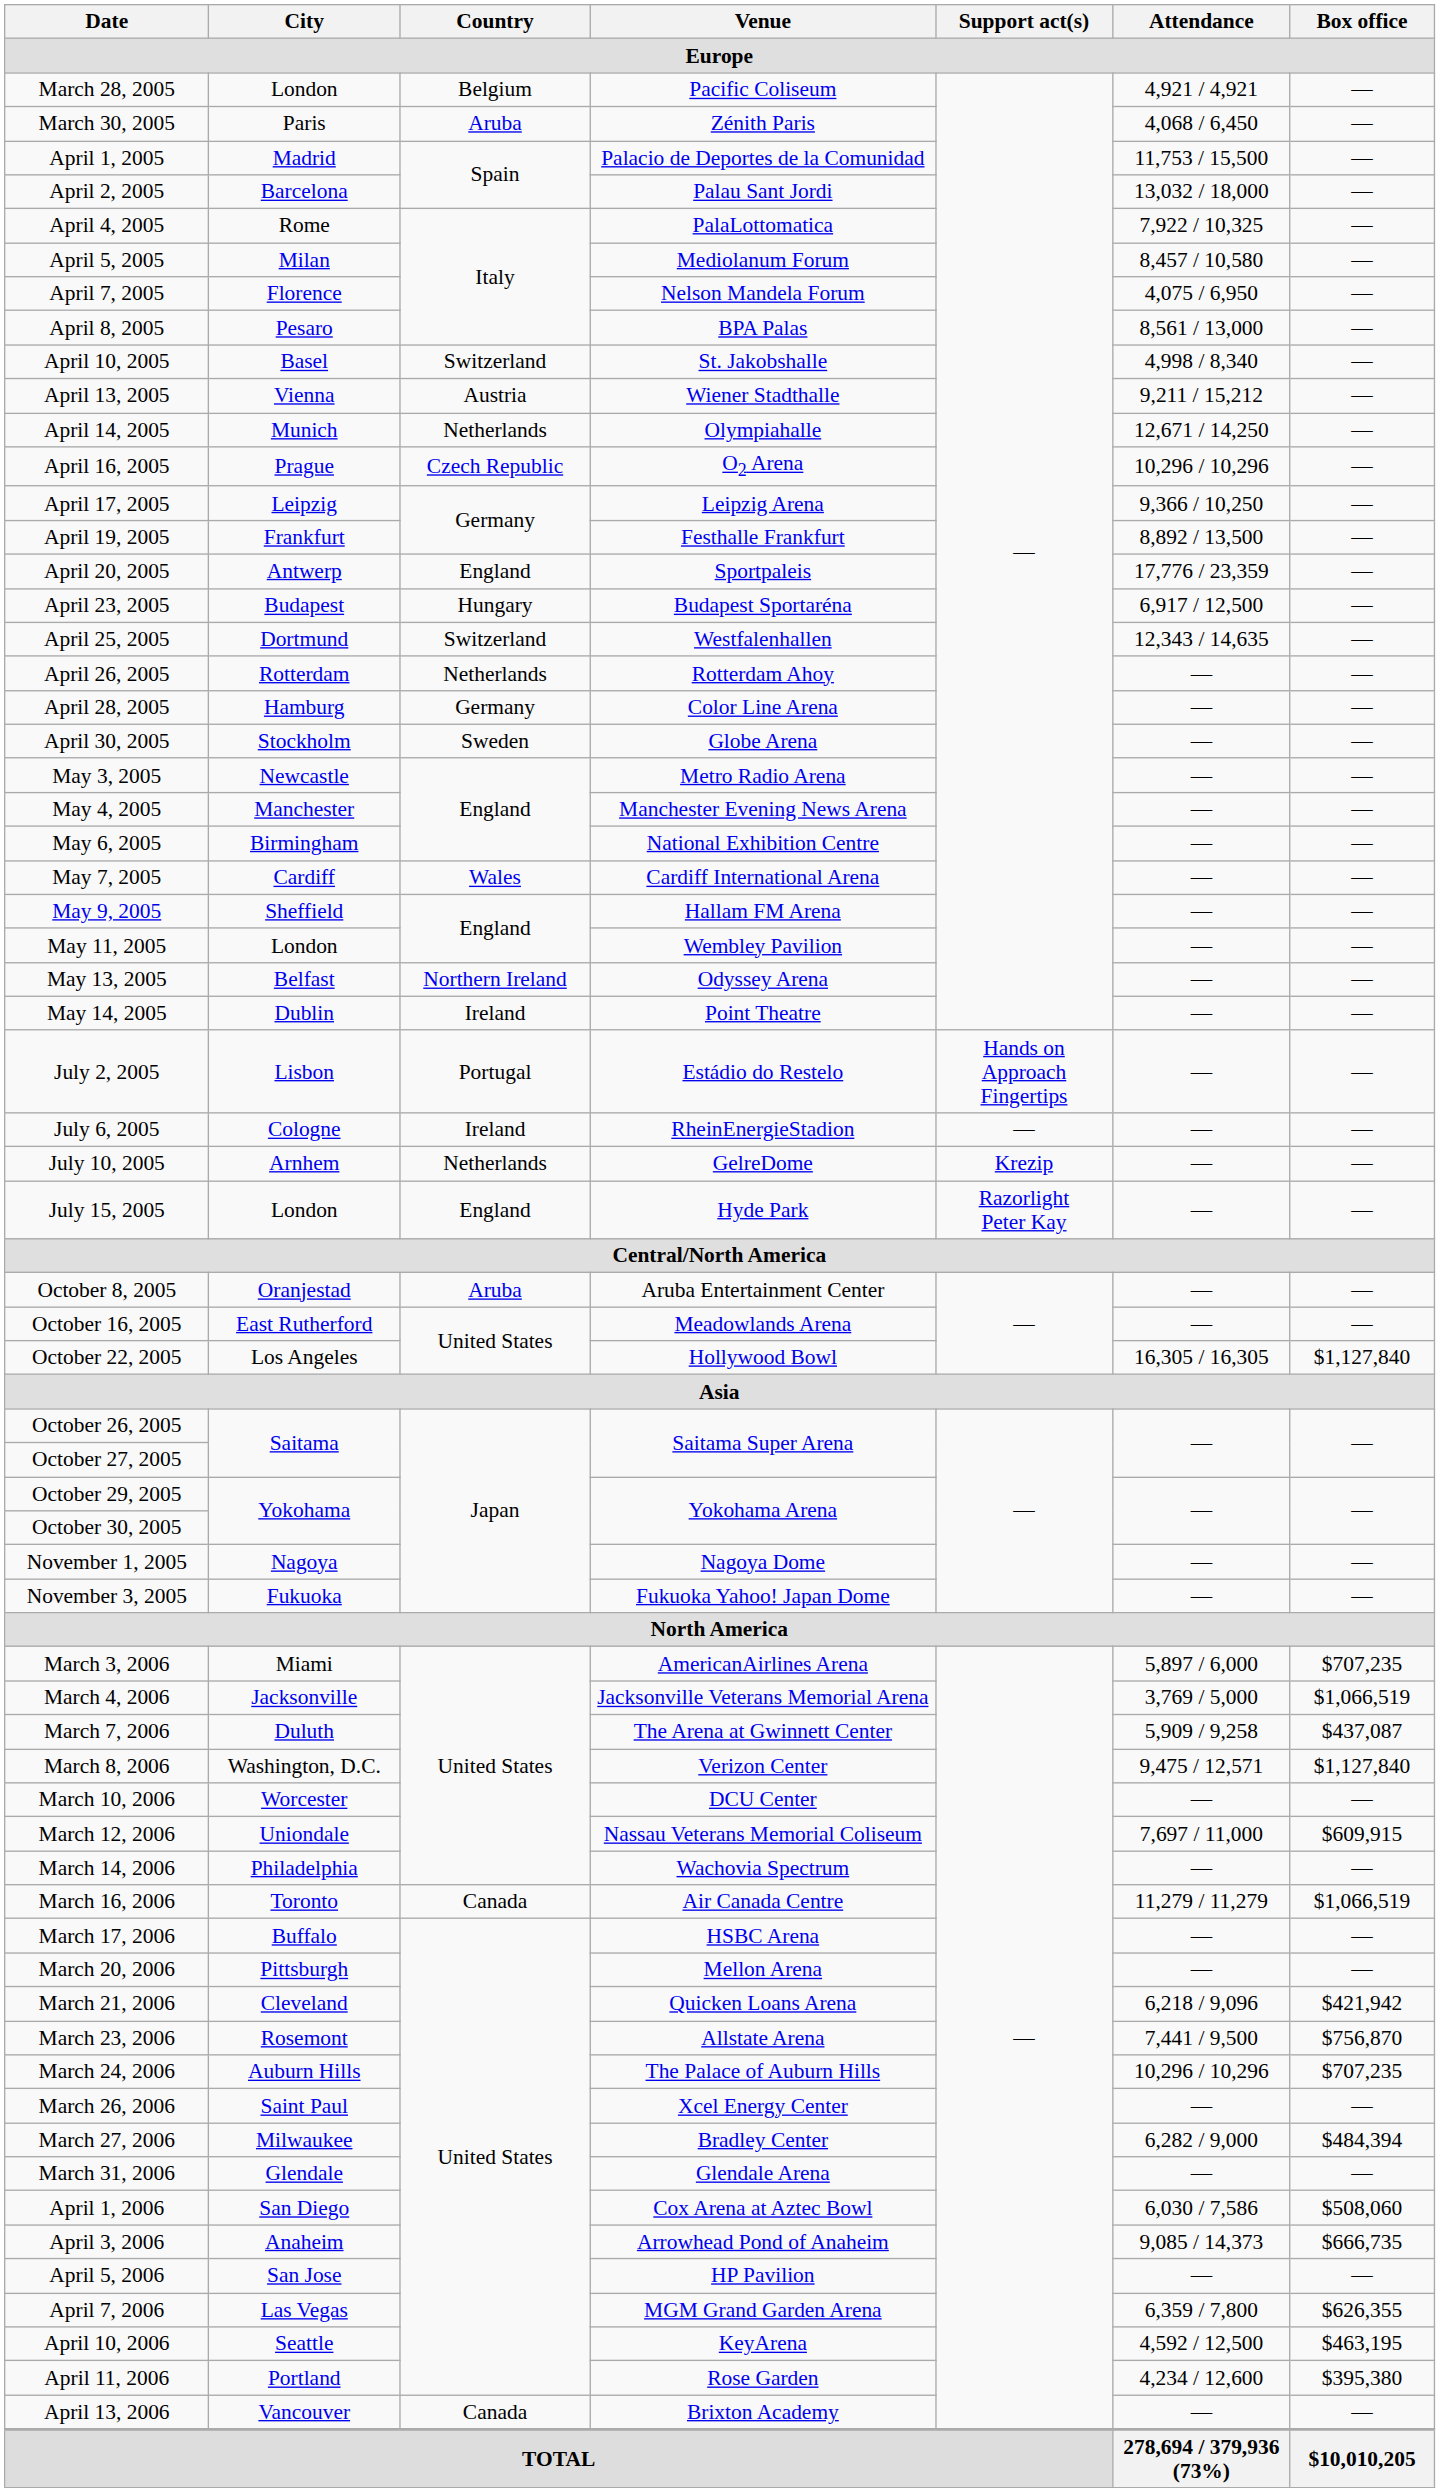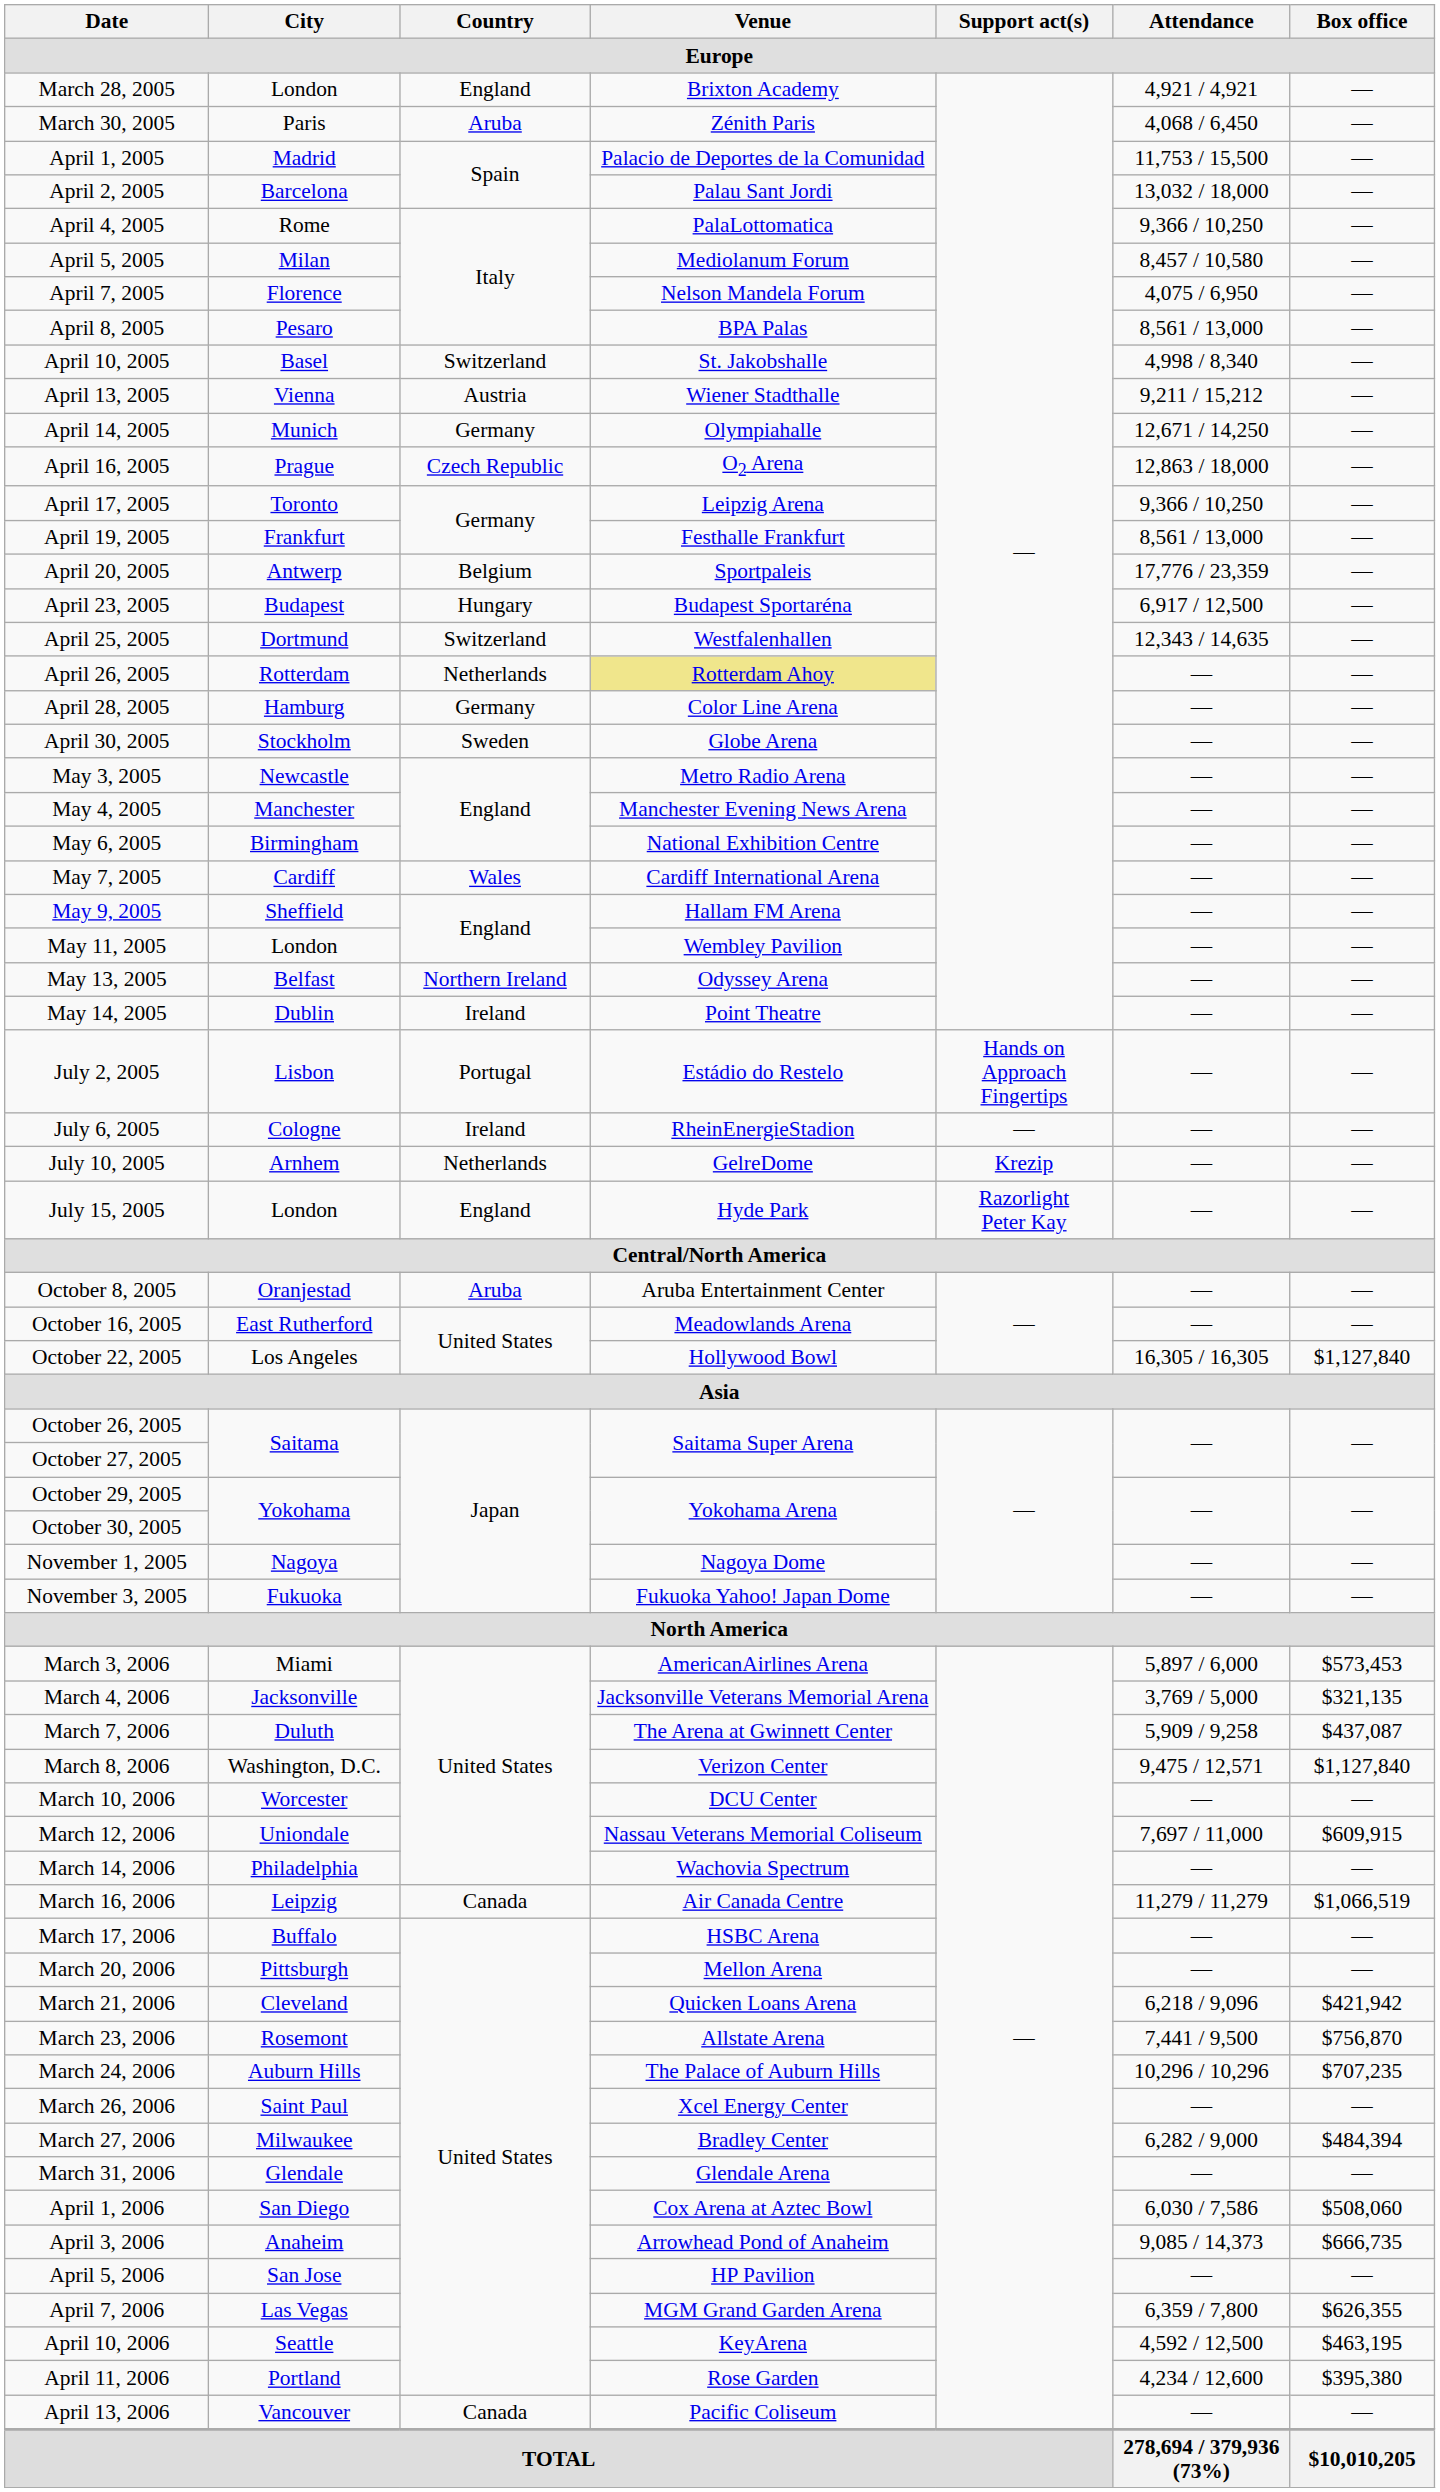(495, 89) Belgium -> (495, 89) England
(763, 89) Pacific Coliseum -> (763, 89) Brixton Academy
(1201, 225) 7,922 / 10,325 -> (1201, 225) 9,366 / 10,250
(495, 429) Netherlands -> (495, 429) Germany
(1201, 466) 10,296 / 10,296 -> (1201, 466) 12,863 / 18,000
(304, 503) Leipzig -> (304, 503) Toronto
(1201, 537) 8,892 / 13,500 -> (1201, 537) 8,561 / 13,000
(495, 571) England -> (495, 571) Belgium
(763, 673) no background -> (763, 673) khaki background
(1362, 1663) $707,235 -> (1362, 1663) $573,453
(1362, 1697) $1,066,519 -> (1362, 1697) $321,135
(304, 1901) Toronto -> (304, 1901) Leipzig
(763, 2411) Brixton Academy -> (763, 2411) Pacific Coliseum
